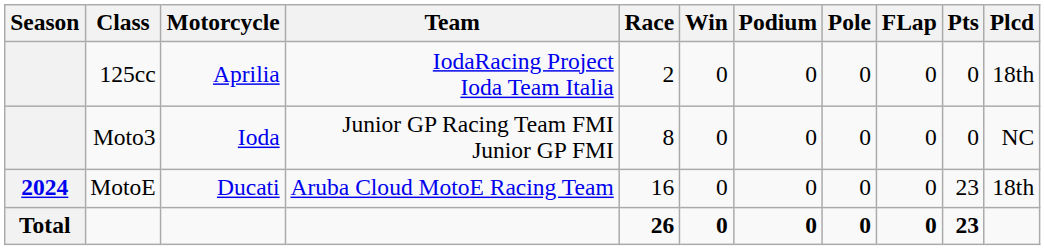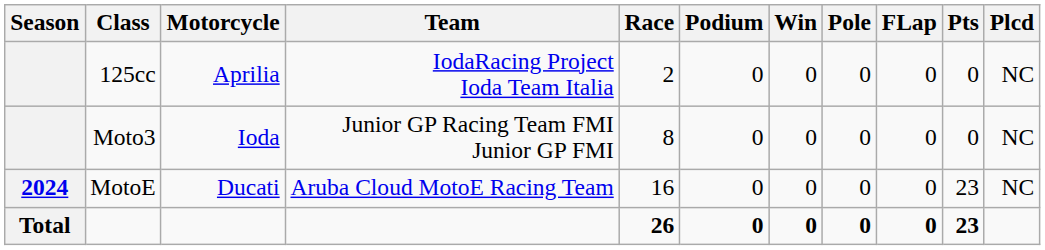columns swapped: (706, 23) <-> (778, 23)
(1013, 73) 18th -> (1018, 73) NC
(1013, 187) 18th -> (1018, 187) NC
